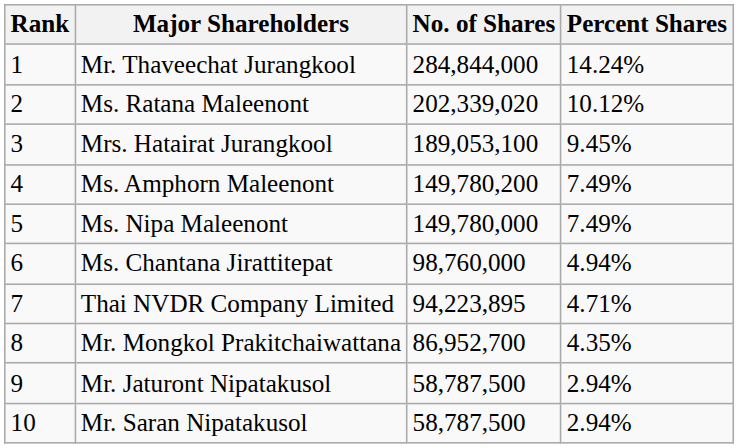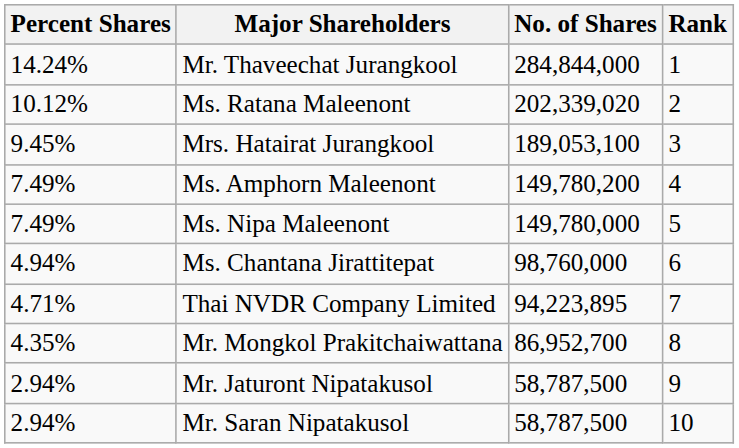columns swapped: (40, 24) <-> (647, 24)
